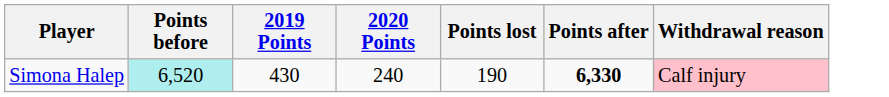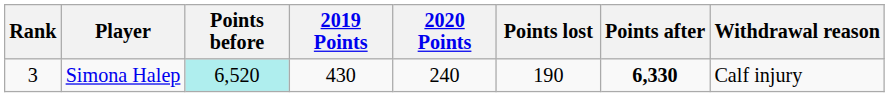+ column: (33, 31)
(702, 75) pink background -> (758, 75) no background
